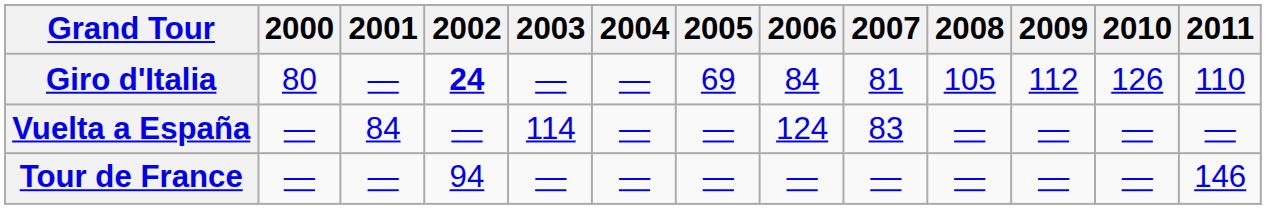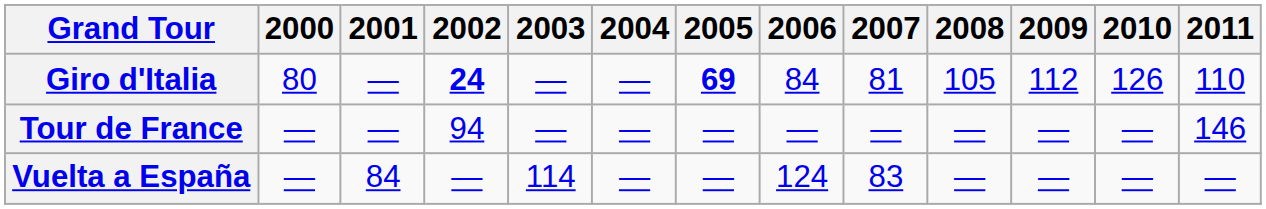(718, 78) normal -> (718, 78) bold
rows swapped: (131, 177) <-> (131, 128)
